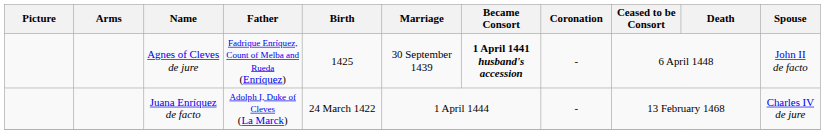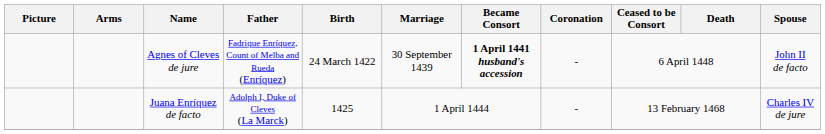(342, 60) 1425 -> (342, 60) 24 March 1422
(342, 108) 24 March 1422 -> (342, 108) 1425
